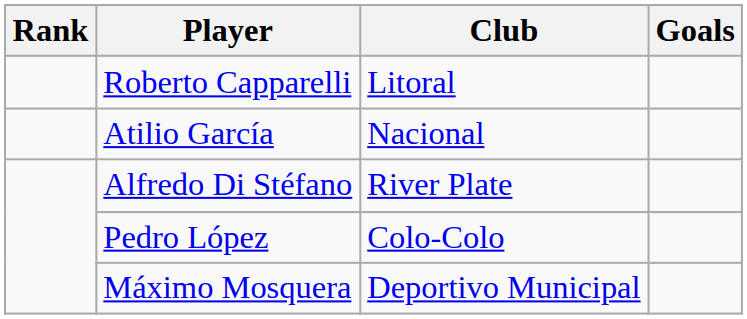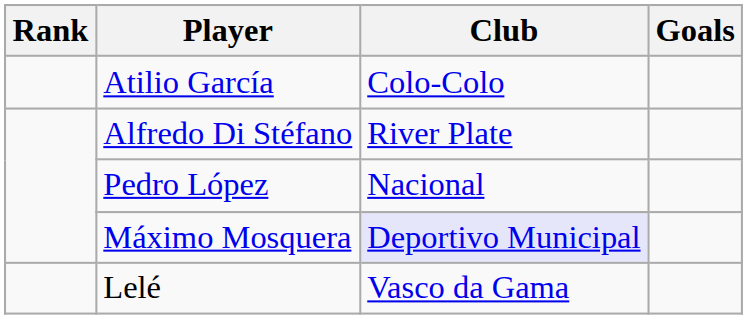- row: (227, 81)
(426, 133) Nacional -> (436, 81) Colo-Colo
(436, 236) Colo-Colo -> (426, 184) Nacional
(504, 287) no background -> (504, 236) lavender background
+ row: (132, 287)
